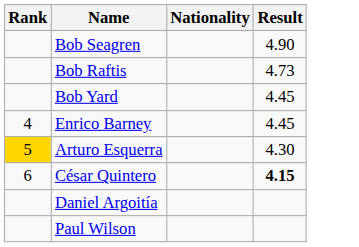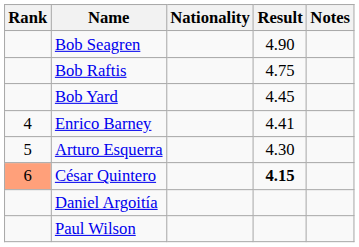+ column: (330, 17)
(280, 70) 4.73 -> (280, 70) 4.75
(280, 123) 4.45 -> (280, 123) 4.41
(28, 149) gold background -> (28, 149) no background
(28, 176) no background -> (28, 176) lightsalmon background
